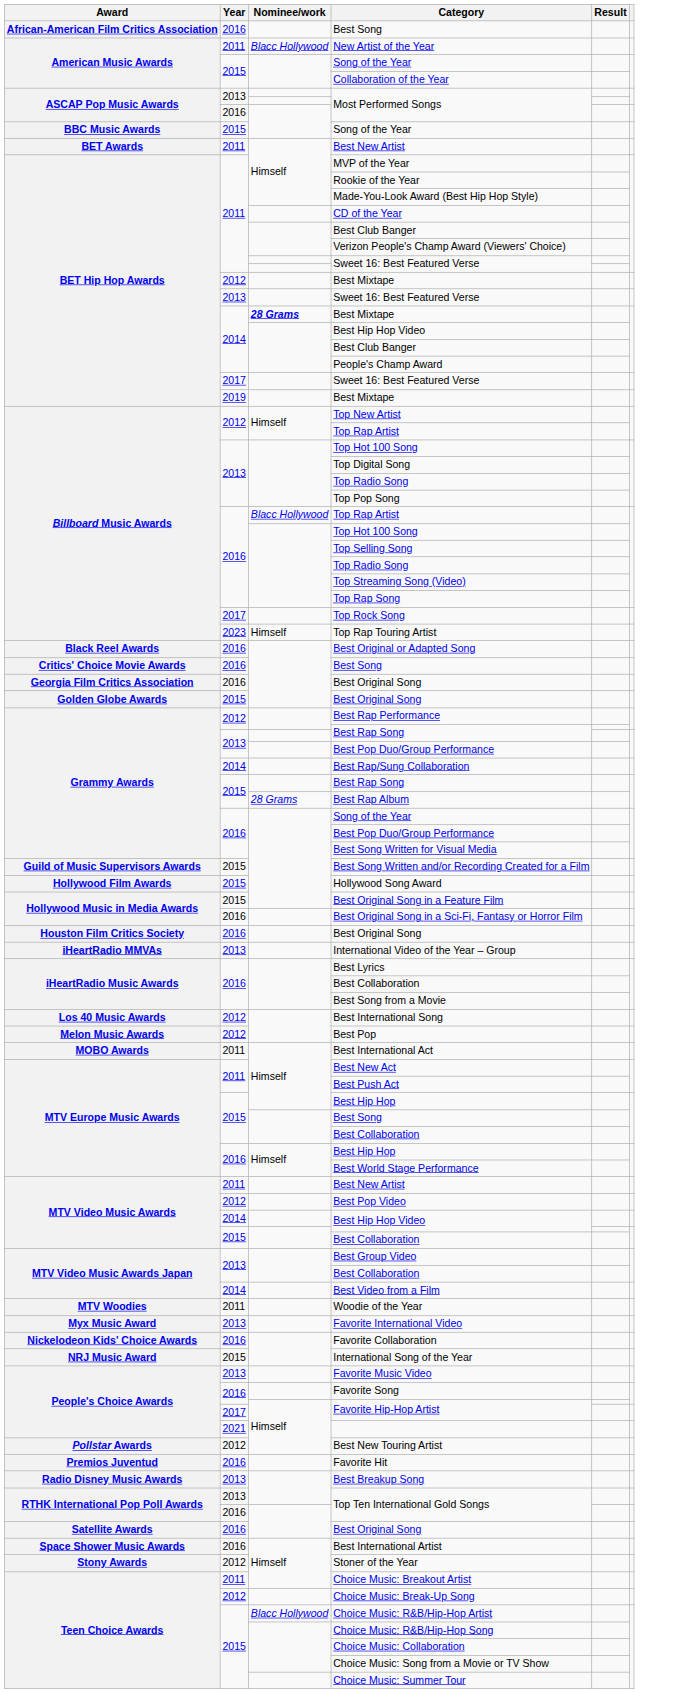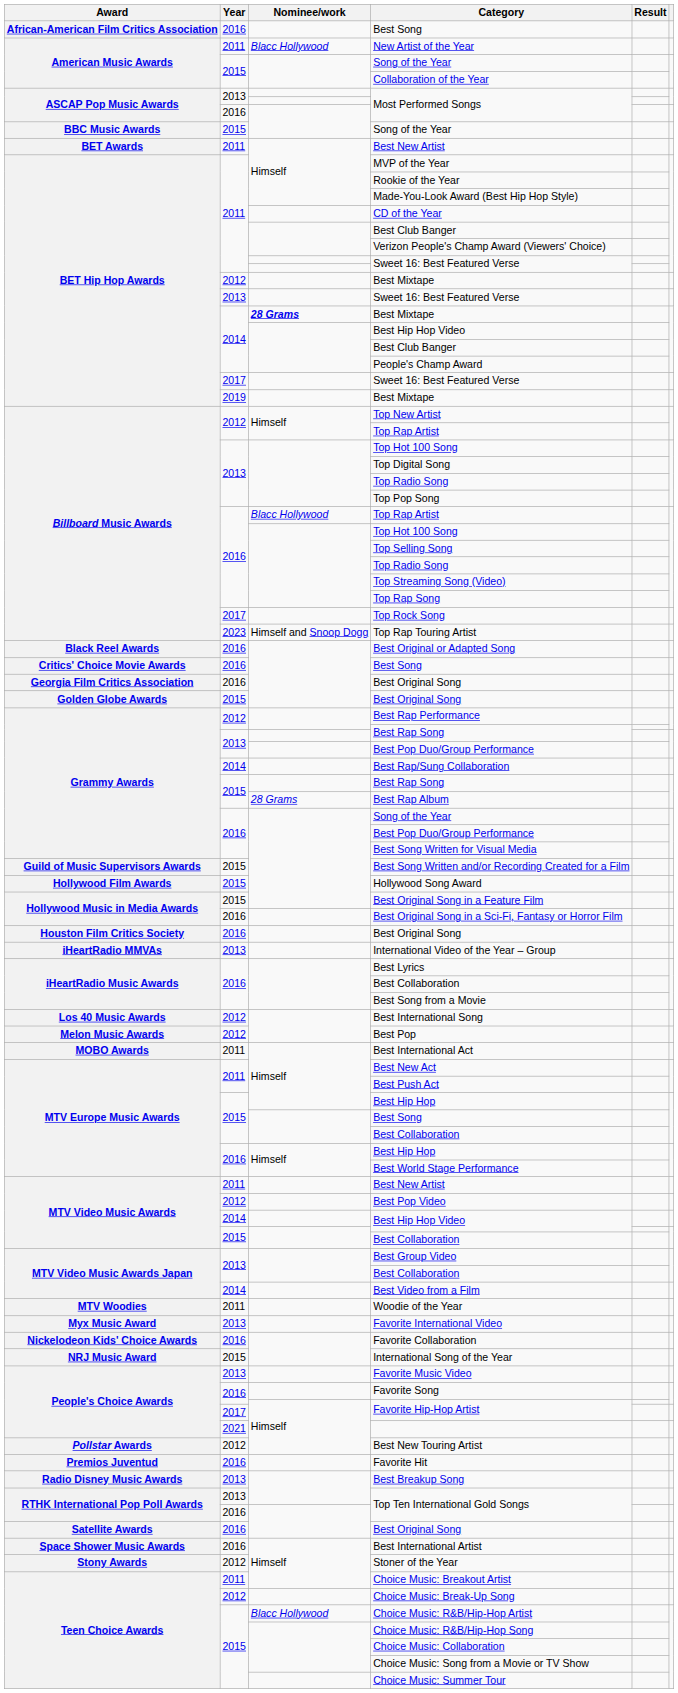(268, 632) Himself -> (310, 632) Himself and Snoop Dogg
